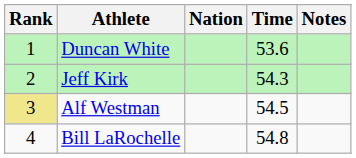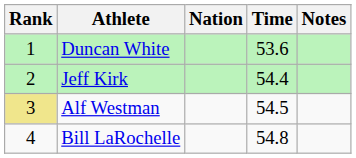(272, 78) 54.3 -> (272, 78) 54.4
